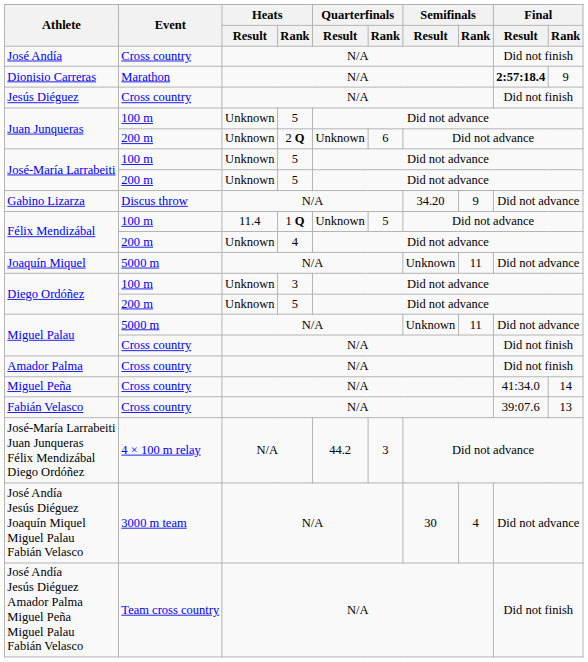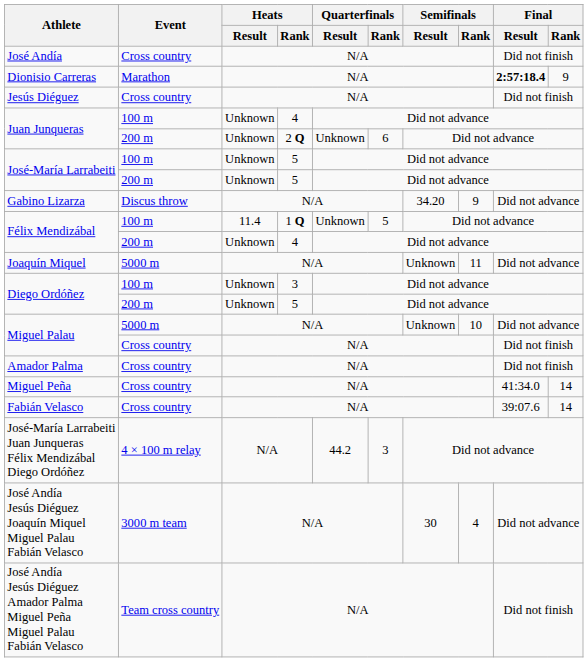(295, 118) 5 -> (295, 118) 4
(476, 325) 11 -> (476, 325) 10
(566, 407) 13 -> (566, 407) 14
